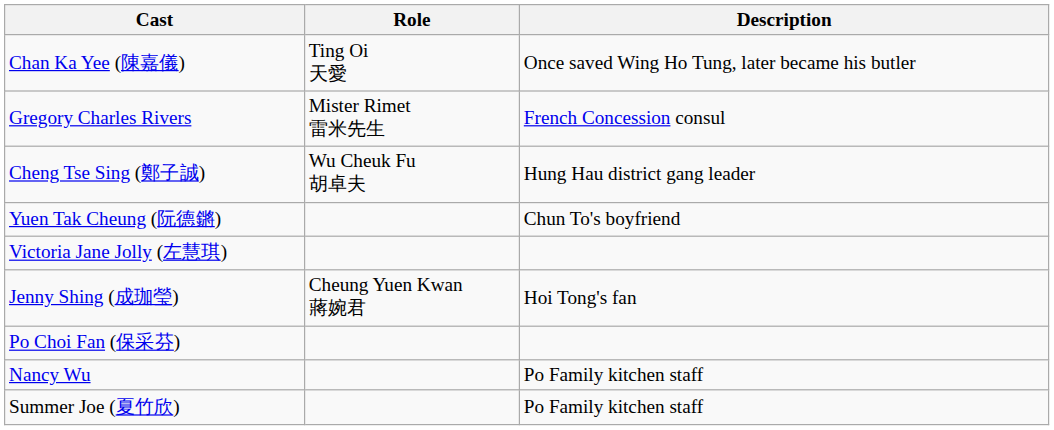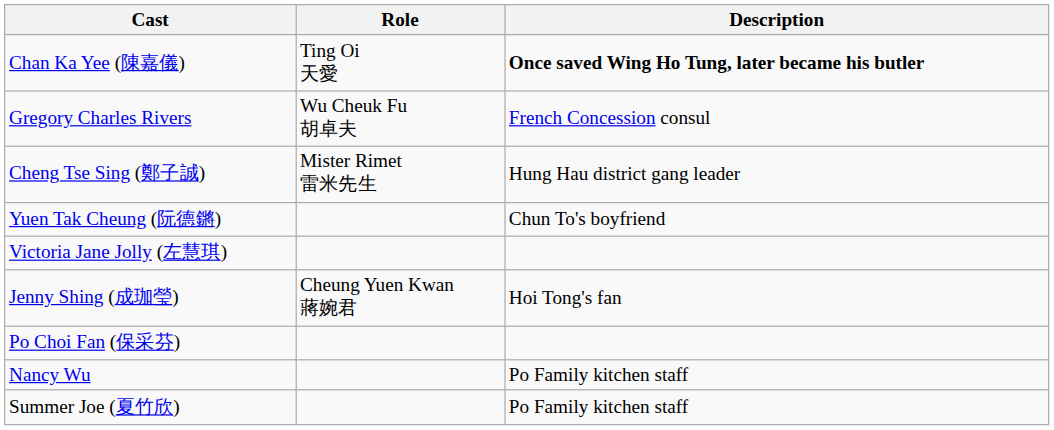(720, 62) normal -> (717, 62) bold
(360, 117) Mister Rimet 雷米先生 -> (354, 117) Wu Cheuk Fu 胡卓夫
(362, 172) Wu Cheuk Fu 胡卓夫 -> (351, 172) Mister Rimet 雷米先生
